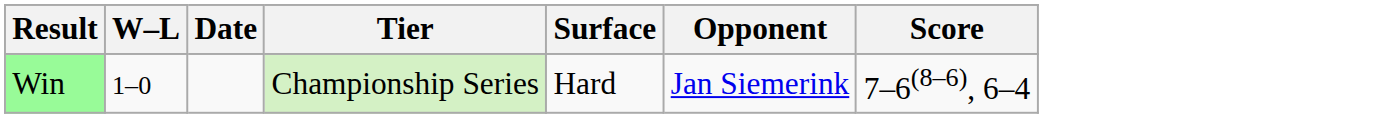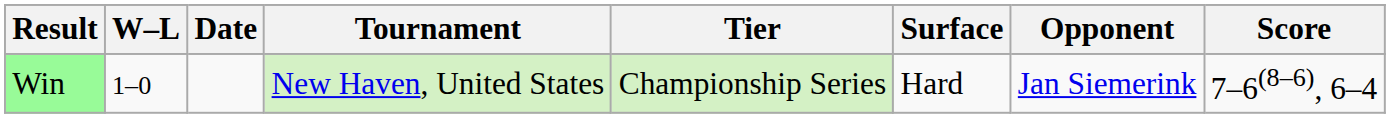+ column: (438, 29)
